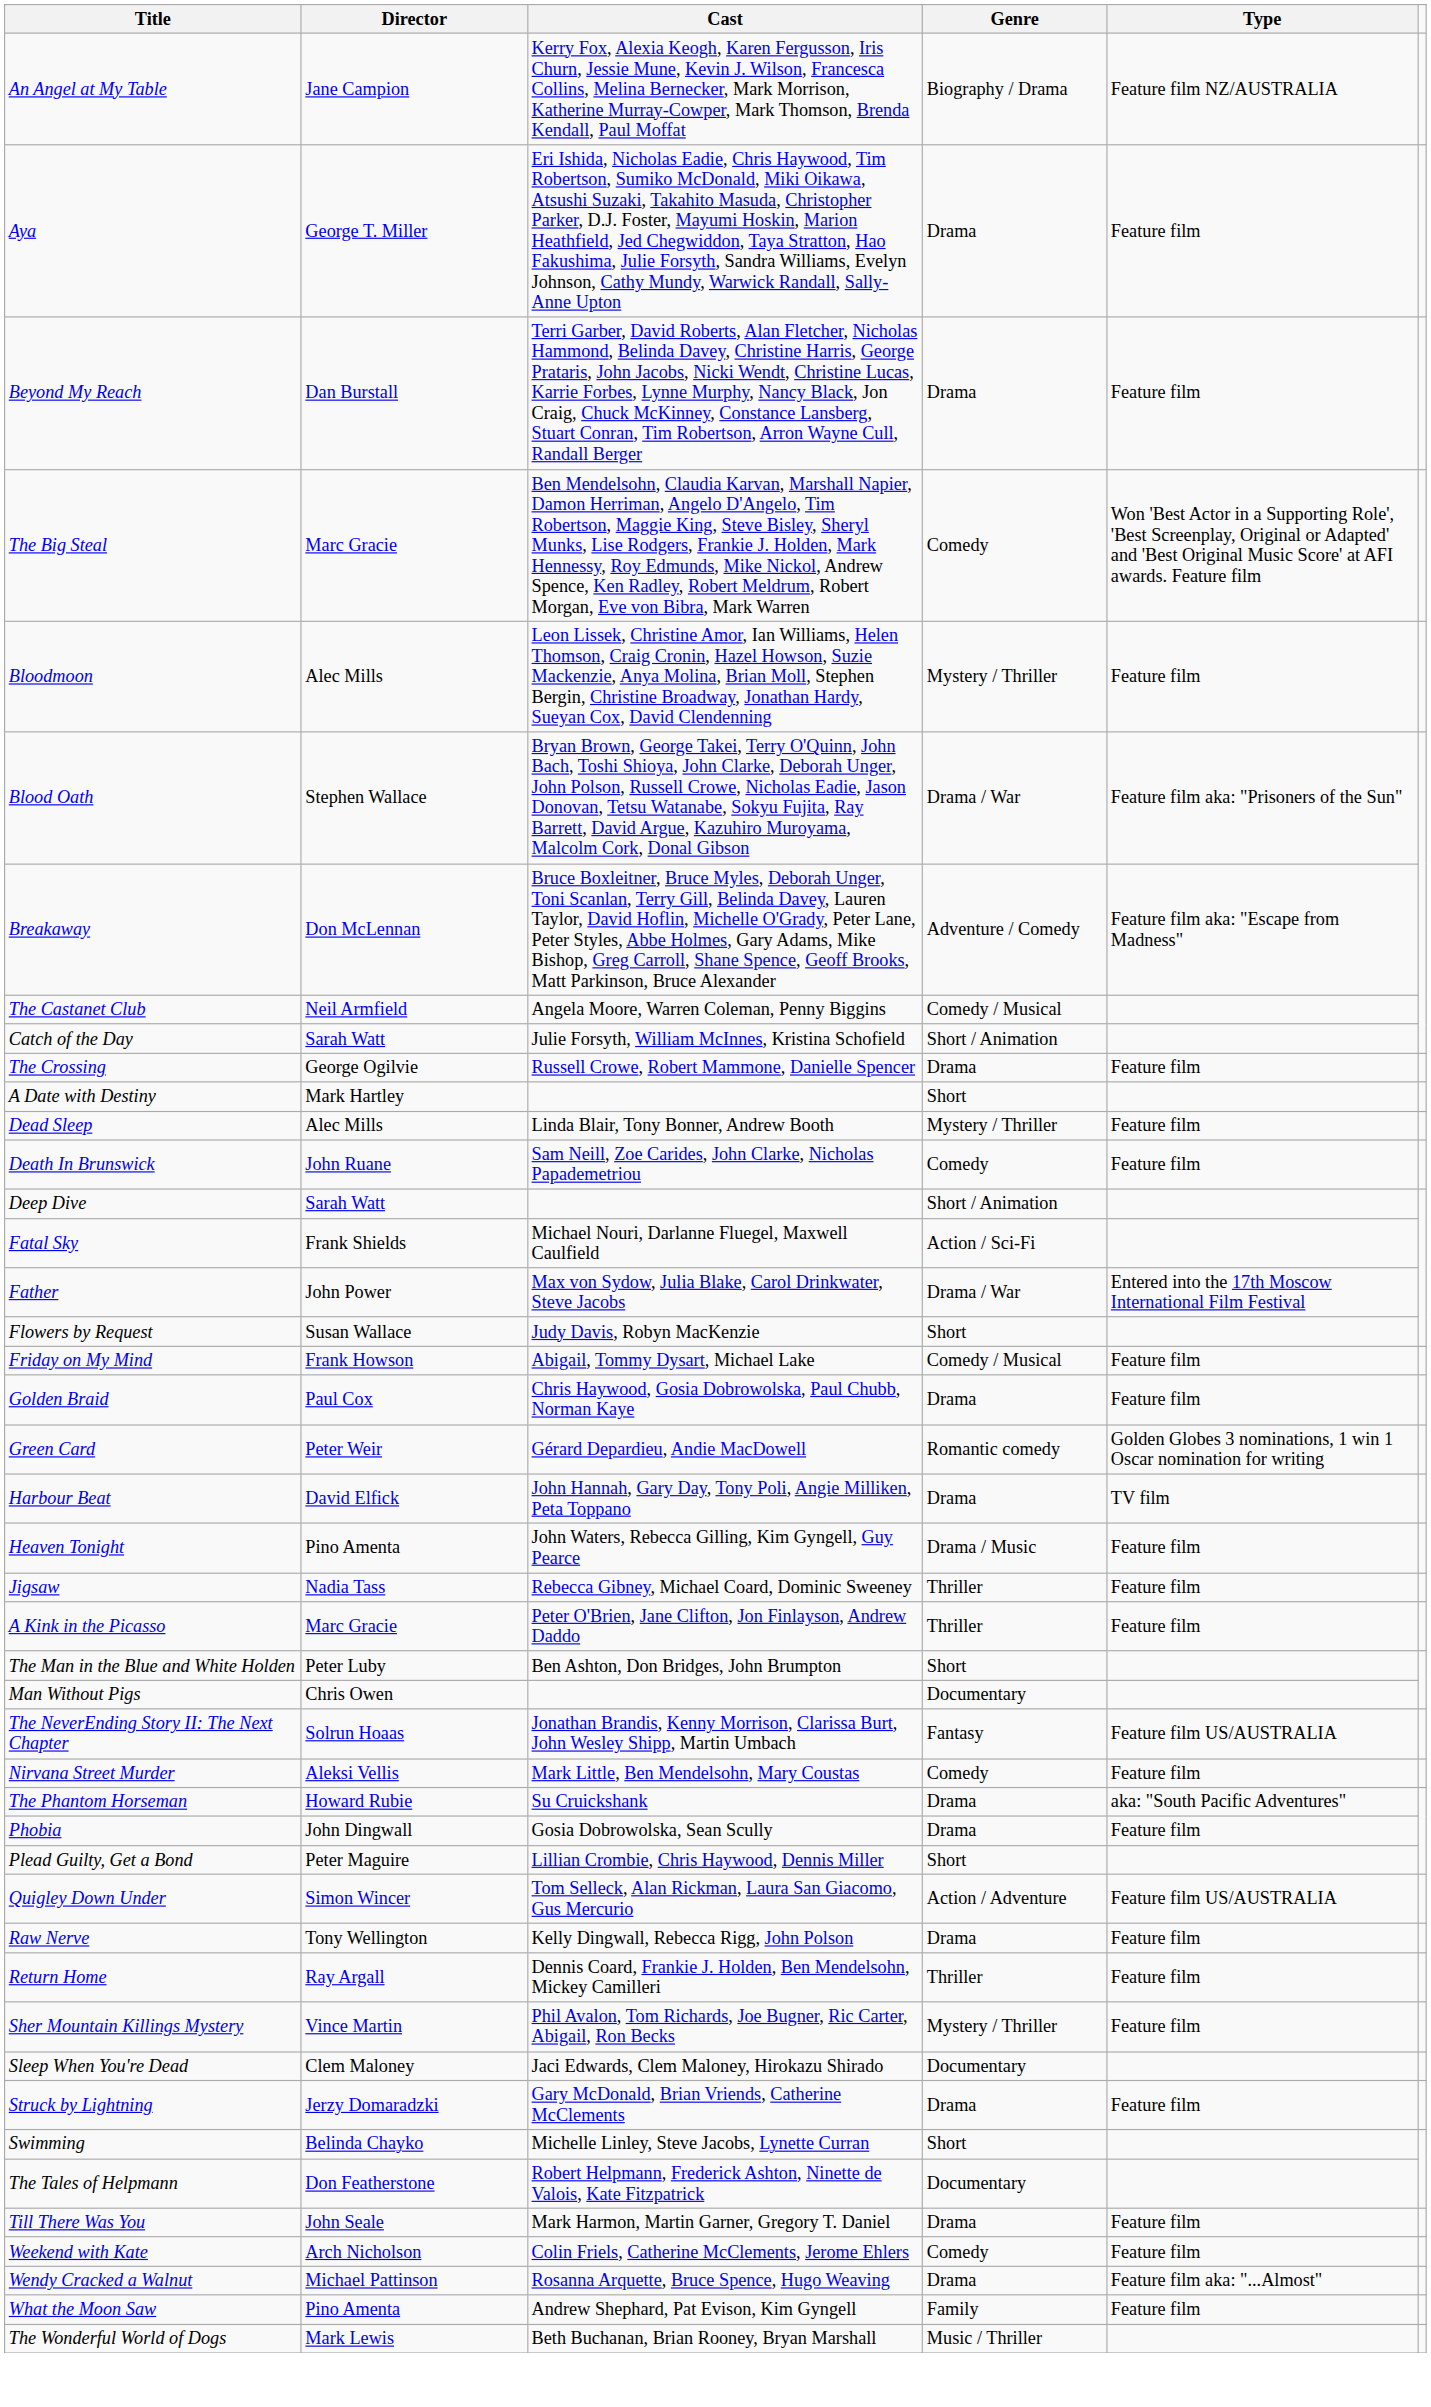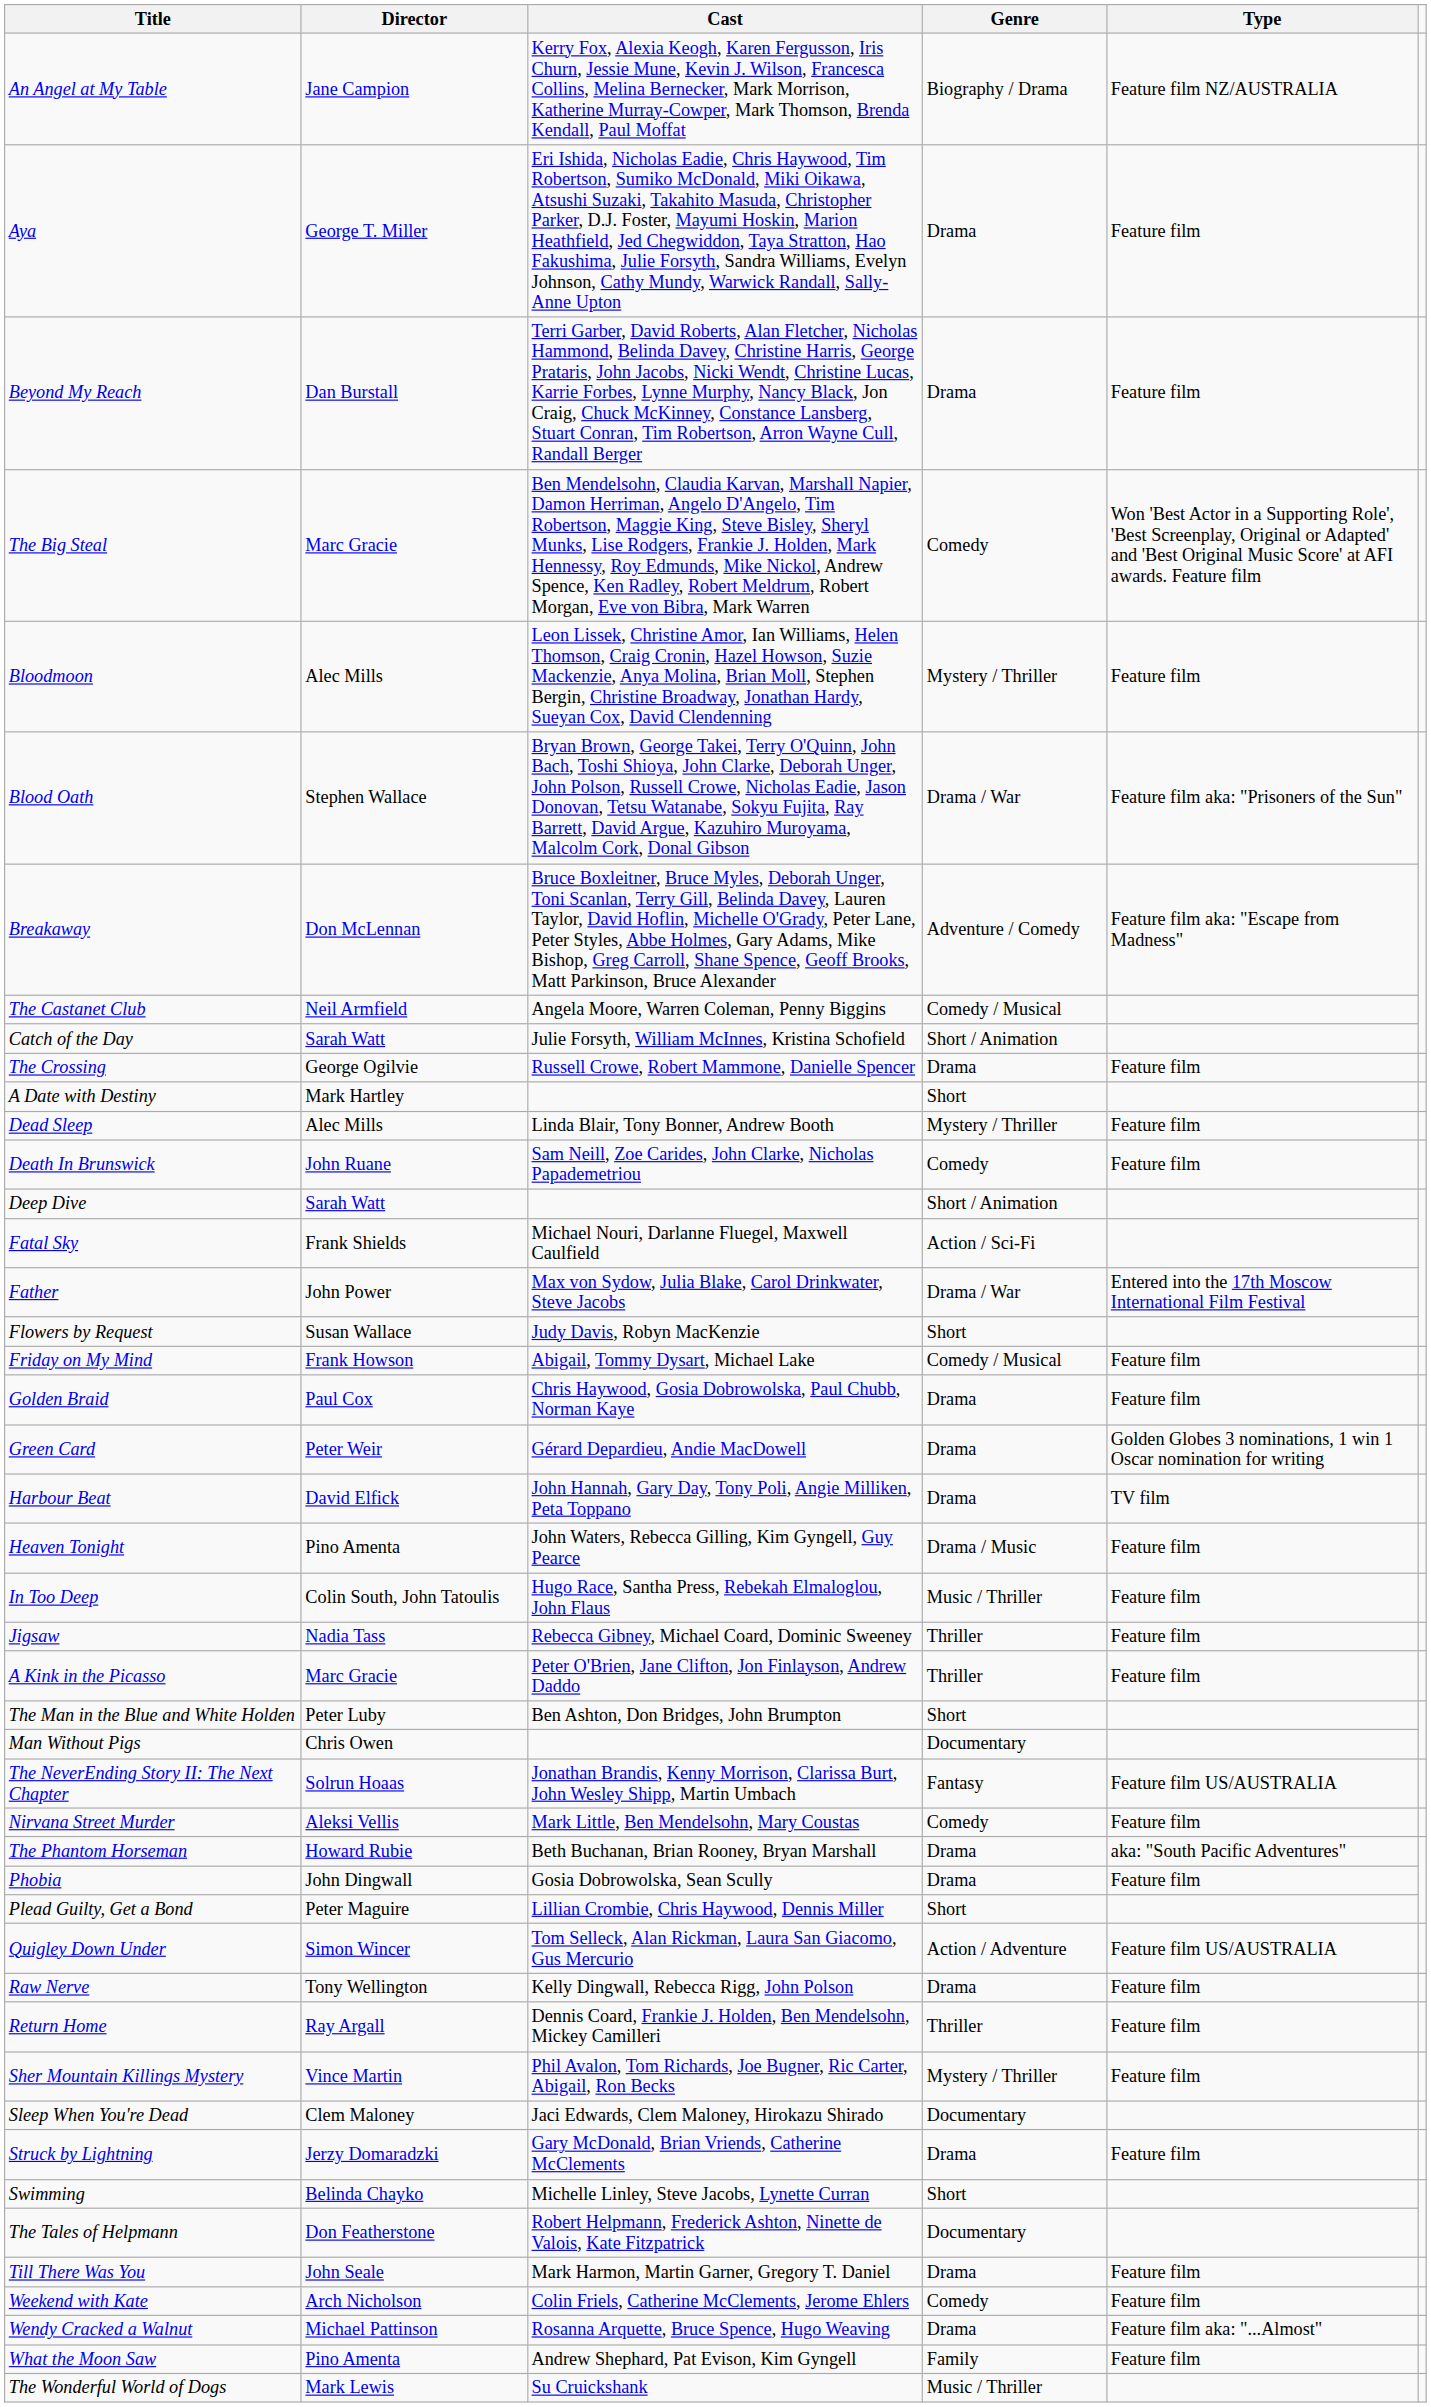(993, 1449) Romantic comedy -> (952, 1449) Drama
+ row: (54, 1597)
(590, 1801) Su Cruickshank -> (704, 1851) Beth Buchanan, Brian Rooney, Bryan Marshall
(704, 2338) Beth Buchanan, Brian Rooney, Bryan Marshall -> (590, 2387) Su Cruickshank
